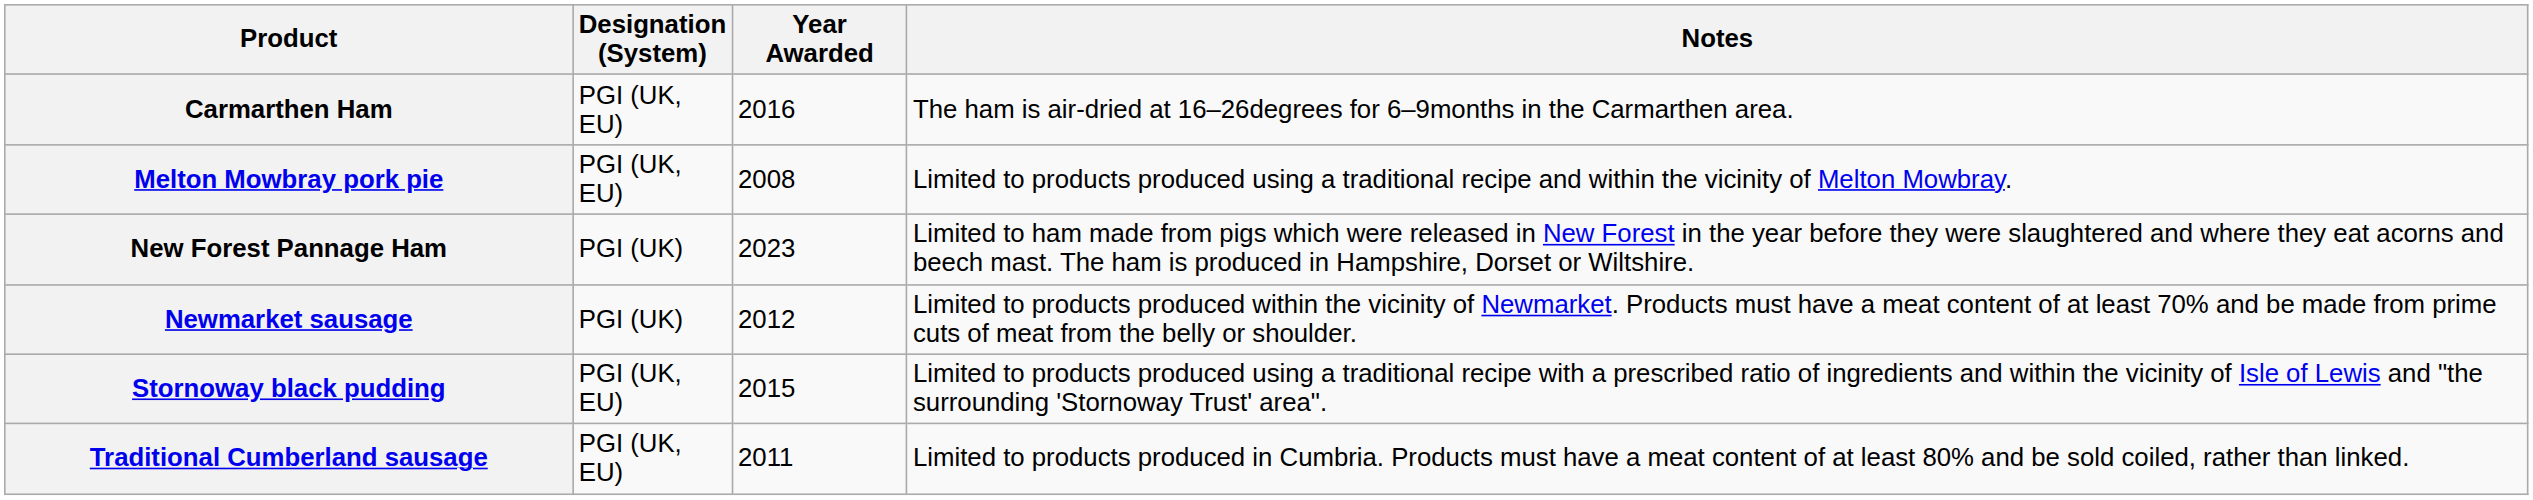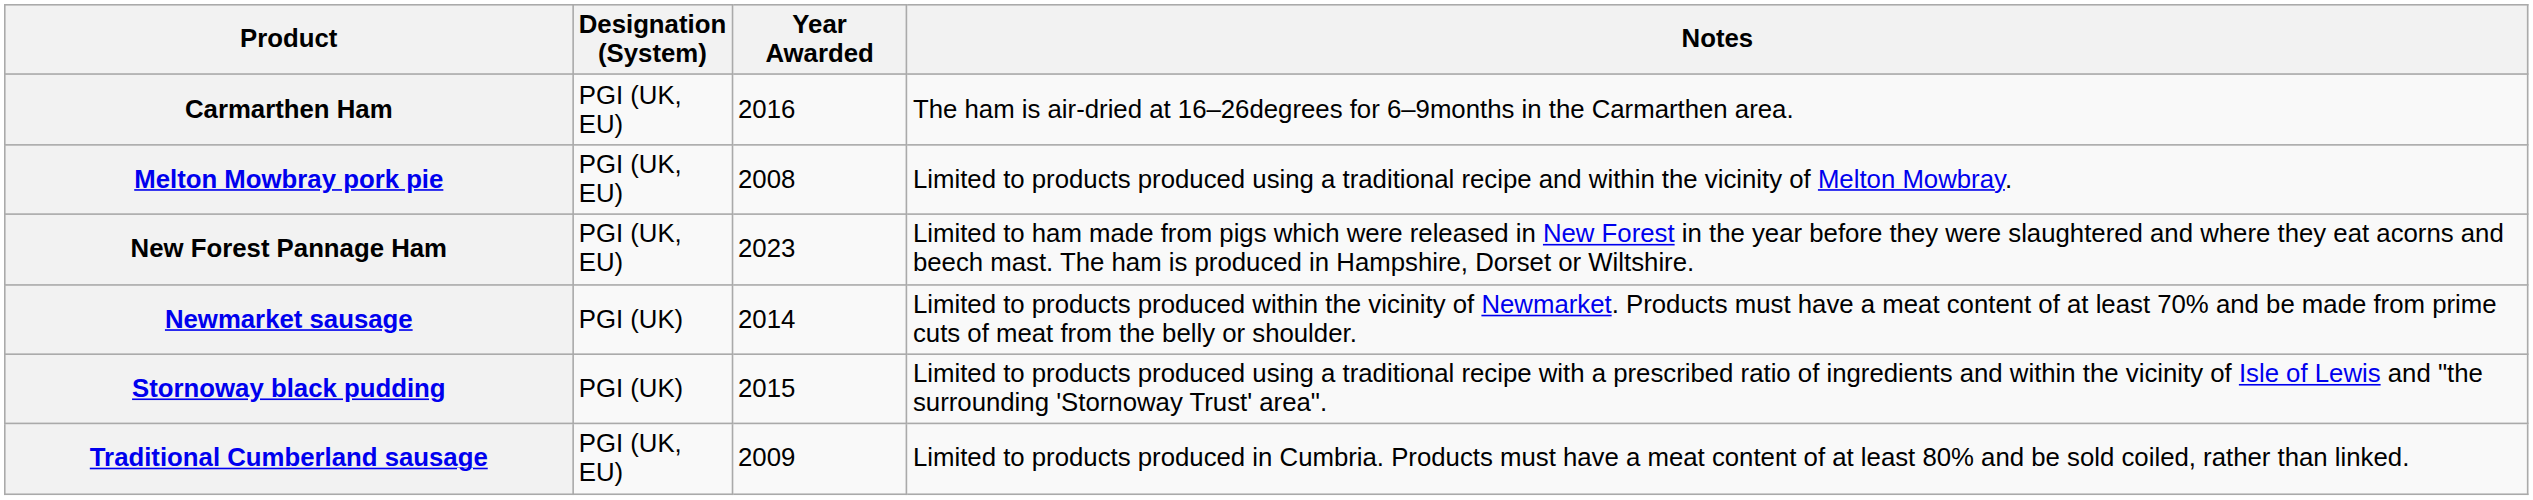(631, 248) PGI (UK) -> (630, 248) PGI (UK, EU)
(767, 318) 2012 -> (767, 318) 2014
(630, 388) PGI (UK, EU) -> (631, 388) PGI (UK)
(766, 458) 2011 -> (767, 458) 2009
